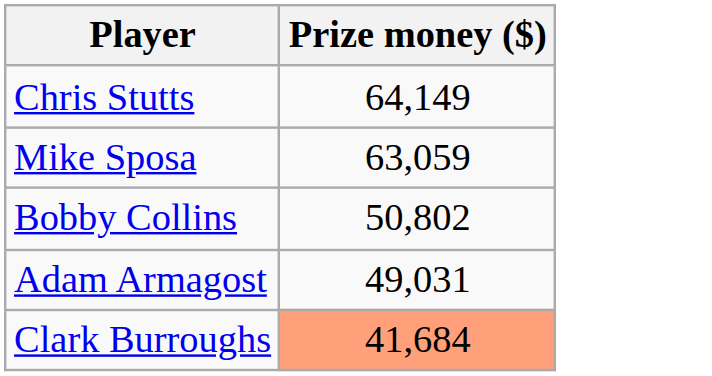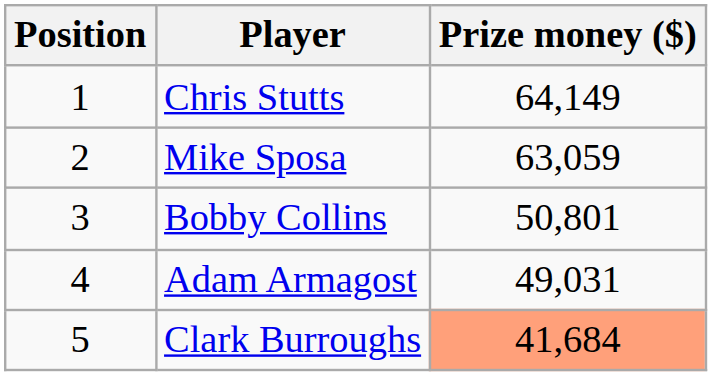+ column: (80, 34)
(418, 217) 50,802 -> (568, 217) 50,801
